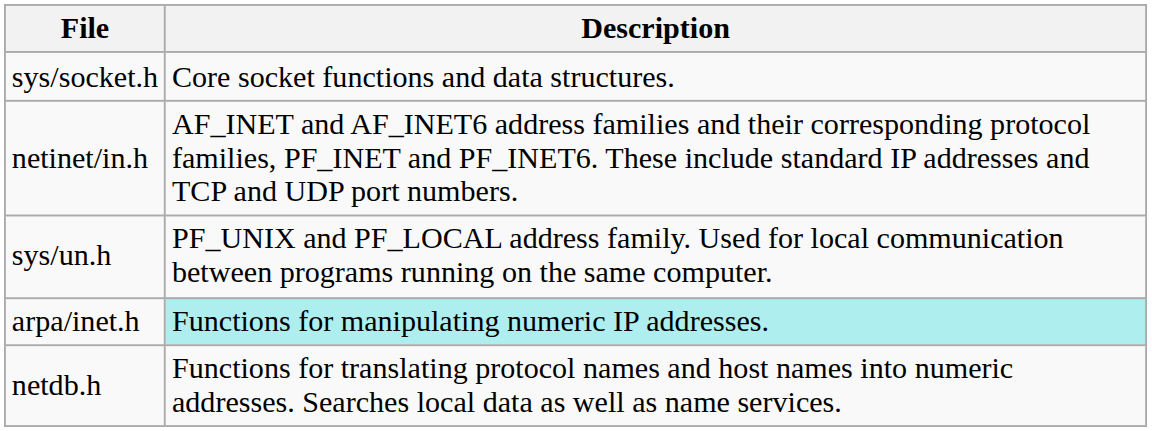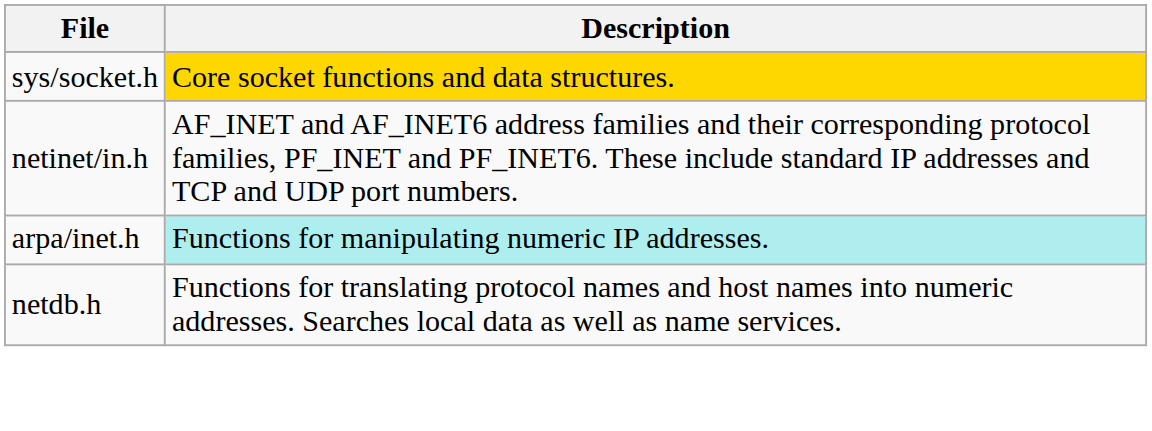(423, 76) no background -> (423, 76) gold background
- row: (62, 256)
